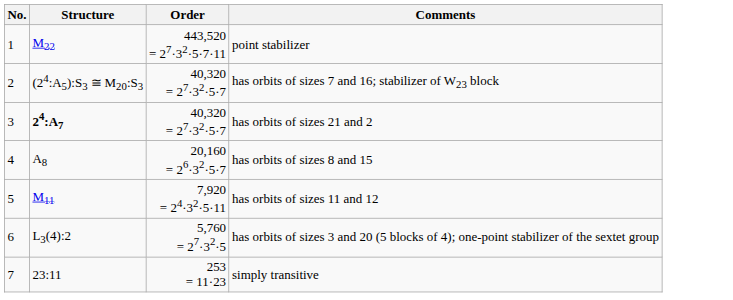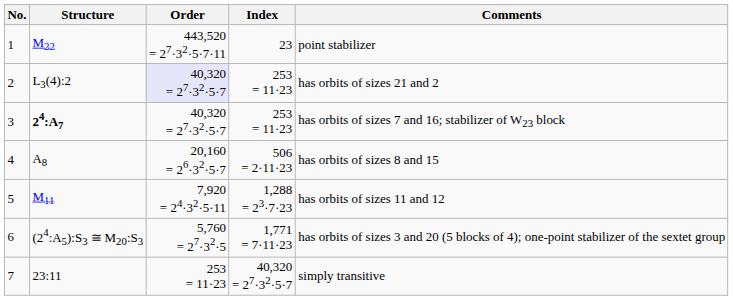+ column: (262, 14)
(88, 83) (24:A5):S3 ≅ M20:S3 -> (52, 83) L3(4):2
(196, 83) no background -> (196, 83) lavender background
(365, 83) has orbits of sizes 7 and 16; stabilizer of W23 block -> (368, 83) has orbits of sizes 21 and 2
(302, 121) has orbits of sizes 21 and 2 -> (432, 121) has orbits of sizes 7 and 16; stabilizer of W23 block
(52, 237) L3(4):2 -> (88, 237) (24:A5):S3 ≅ M20:S3
